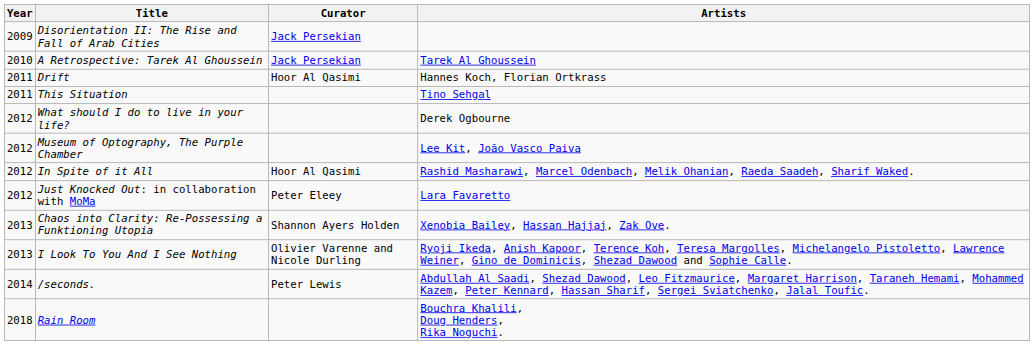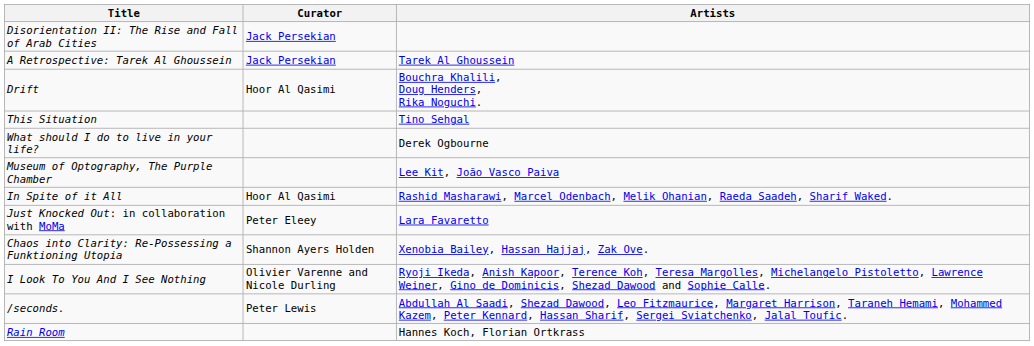- column: (20, 13)
(513, 78) Hannes Koch, Florian Ortkrass -> (450, 90) Bouchra Khalili, Doug Henders, Rika Noguchi.
(472, 320) Bouchra Khalili, Doug Henders, Rika Noguchi. -> (492, 332) Hannes Koch, Florian Ortkrass
